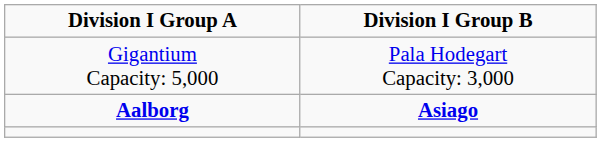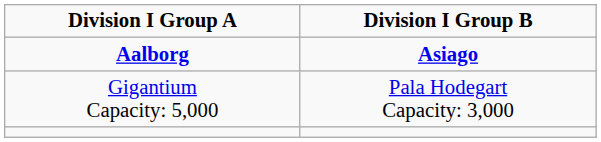rows swapped: (152, 110) <-> (152, 65)
